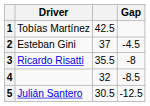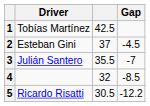(50, 61) Ricardo Risatti -> (50, 61) Julián Santero
(131, 61) -8 -> (131, 61) -7
(50, 94) Julián Santero -> (50, 94) Ricardo Risatti
(131, 94) -12.5 -> (131, 94) -12.2
